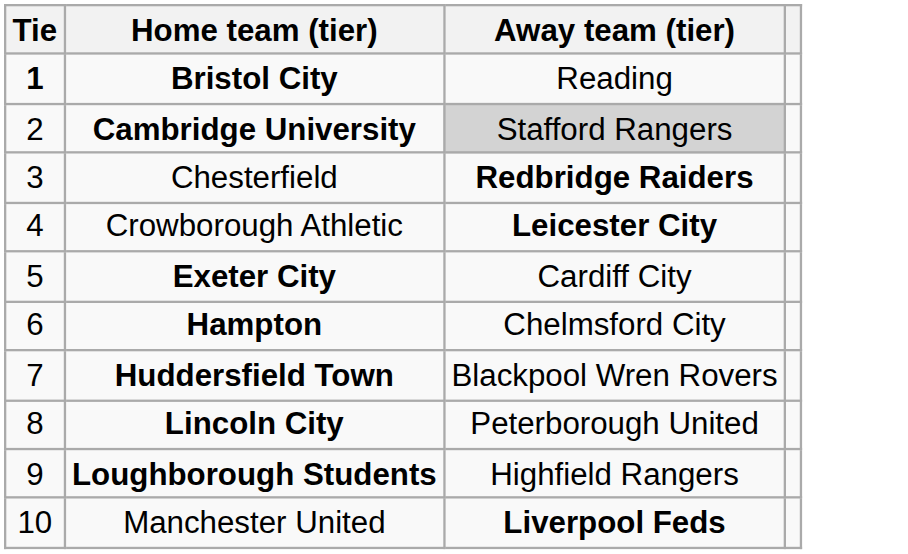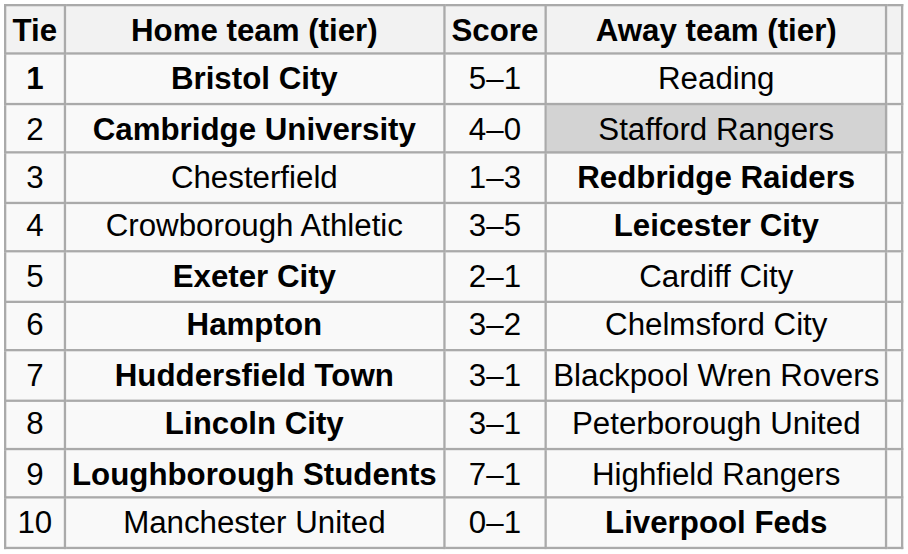+ column: (495, 29)
